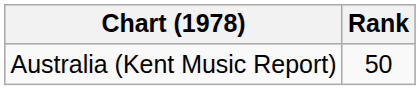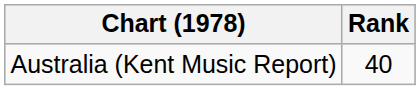(379, 63) 50 -> (379, 63) 40
